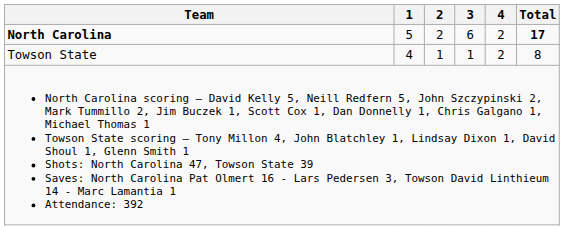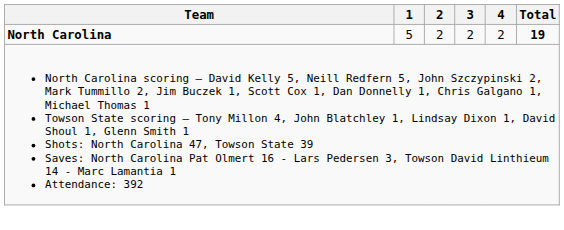(470, 35) 6 -> (470, 35) 2
(538, 35) 17 -> (538, 35) 19
- row: (52, 55)
